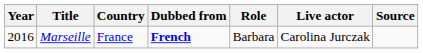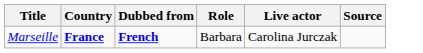- column: (21, 15)
(115, 37) normal -> (84, 37) bold
